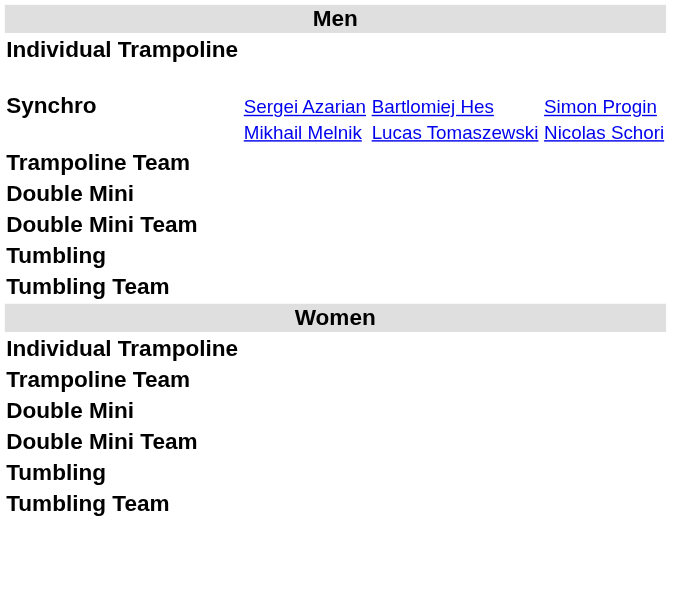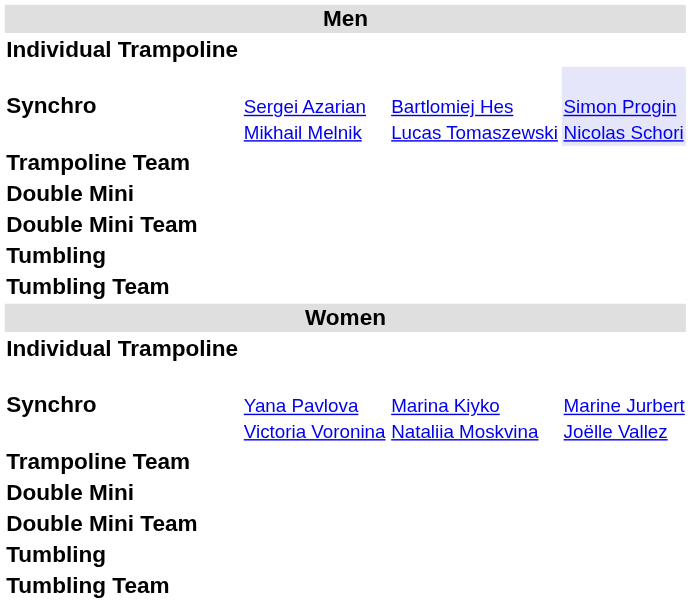(604, 120) no background -> (624, 120) lavender background
+ row: (51, 405)
